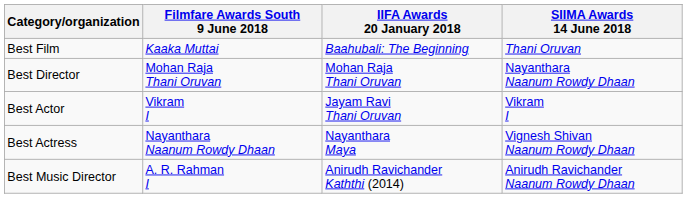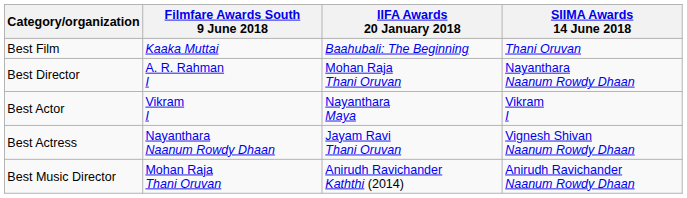(183, 75) Mohan Raja Thani Oruvan -> (185, 75) A. R. Rahman I
(363, 109) Jayam Ravi Thani Oruvan -> (358, 109) Nayanthara Maya
(358, 143) Nayanthara Maya -> (363, 143) Jayam Ravi Thani Oruvan
(185, 176) A. R. Rahman I -> (183, 176) Mohan Raja Thani Oruvan
